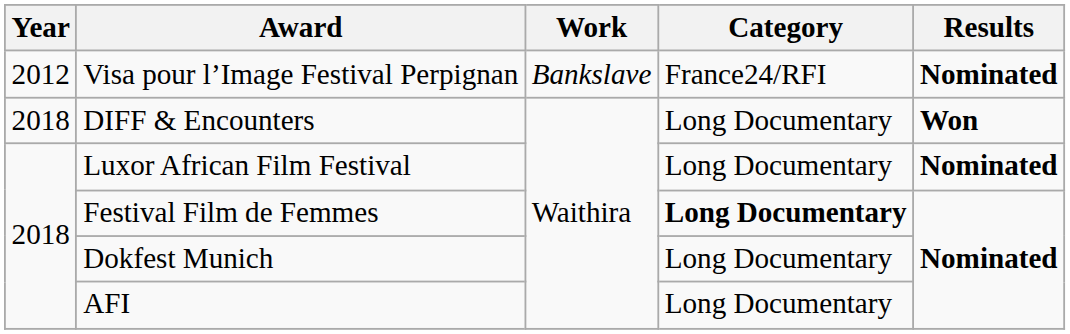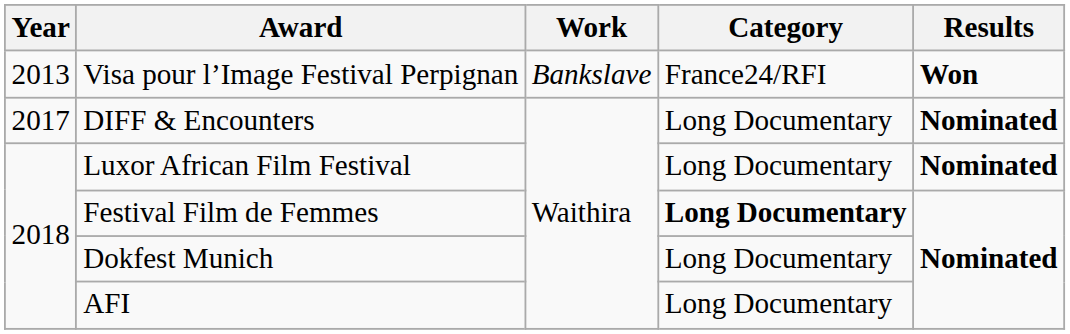(41, 73) 2012 -> (41, 73) 2013
(989, 73) Nominated -> (949, 73) Won
(41, 119) 2018 -> (41, 119) 2017
(949, 119) Won -> (989, 119) Nominated
